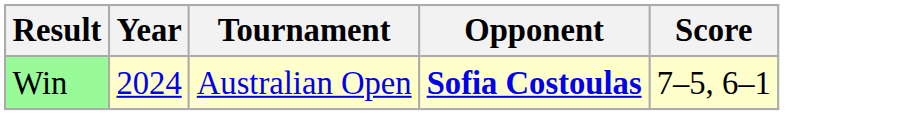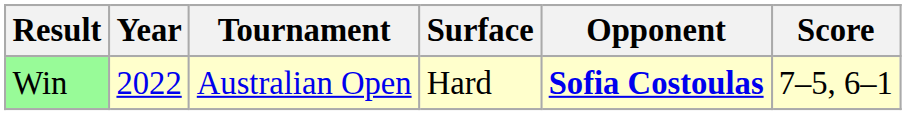+ column: (480, 30)
(149, 82) 2024 -> (149, 82) 2022
